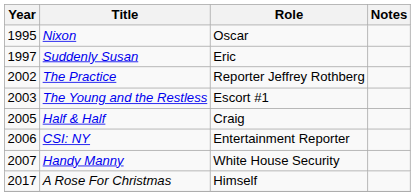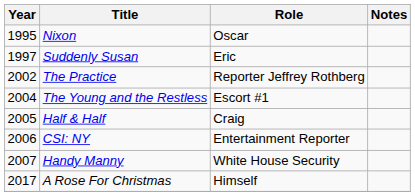(22, 98) 2003 -> (22, 98) 2004
